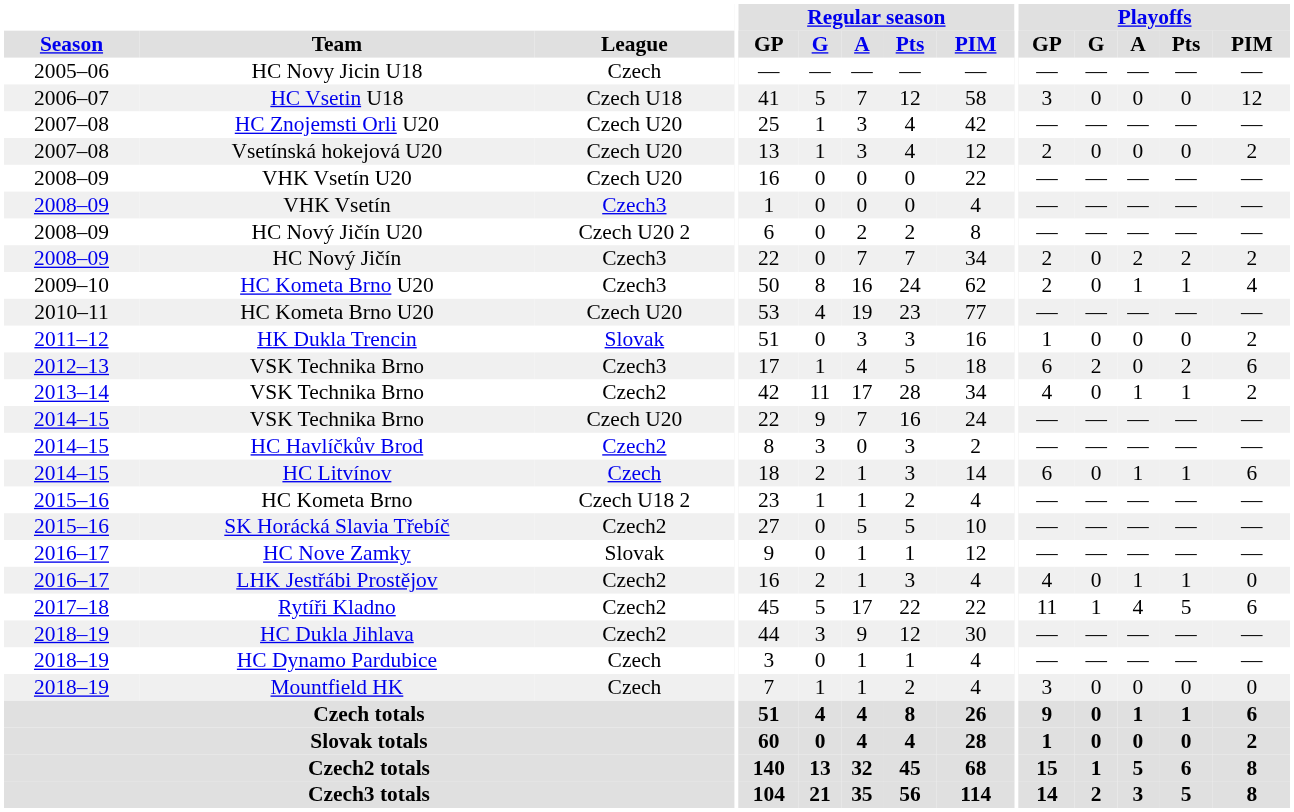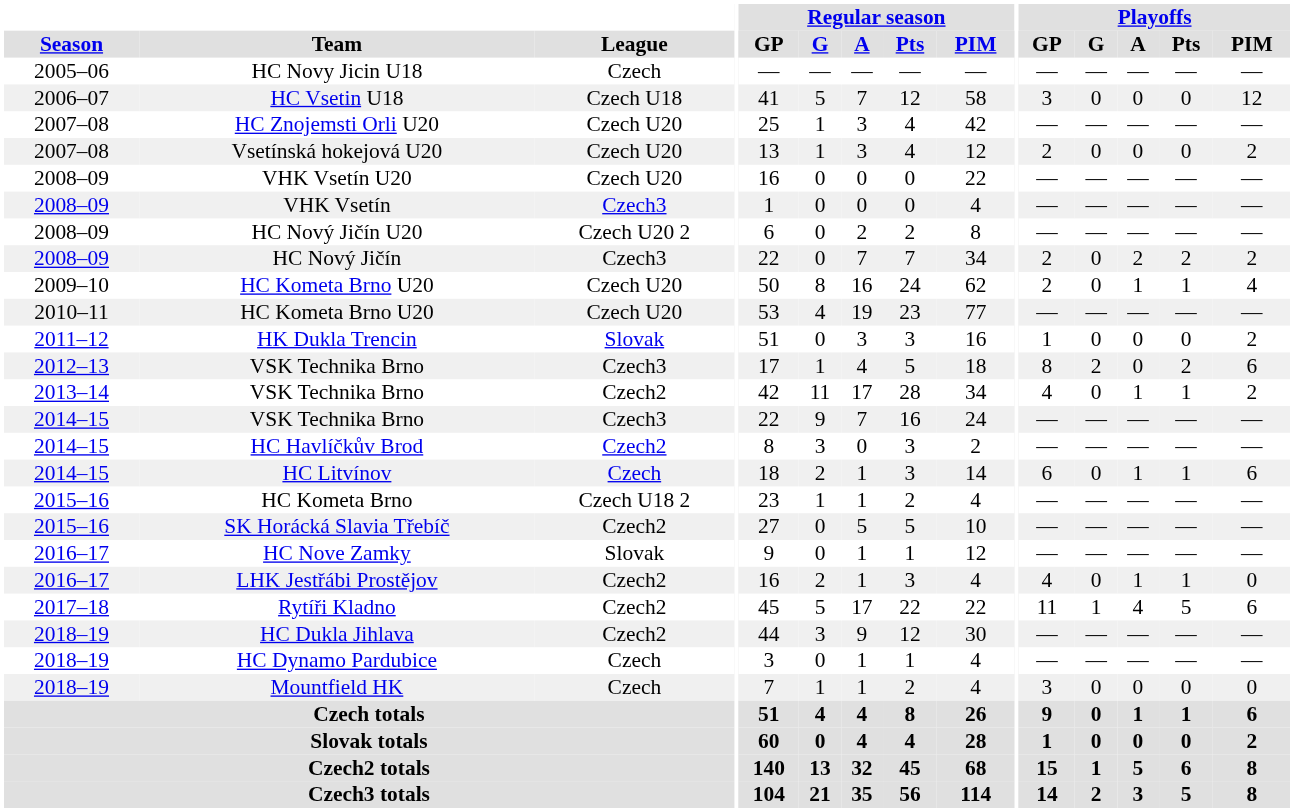(634, 285) Czech3 -> (634, 285) Czech U20
(1047, 365) 6 -> (1047, 365) 8
(634, 419) Czech U20 -> (634, 419) Czech3
